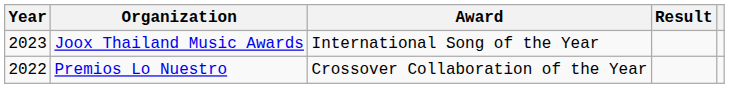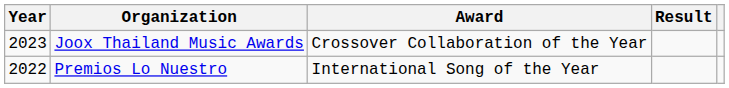(455, 44) International Song of the Year -> (479, 44) Crossover Collaboration of the Year
(479, 70) Crossover Collaboration of the Year -> (455, 70) International Song of the Year
